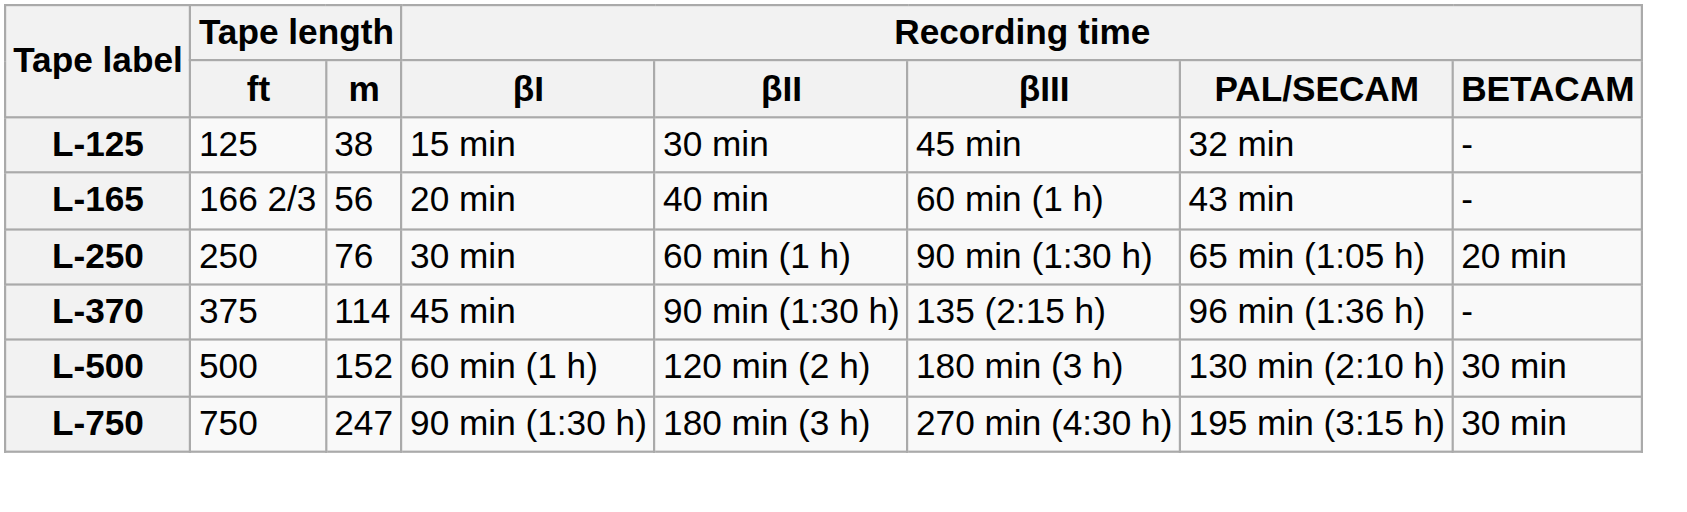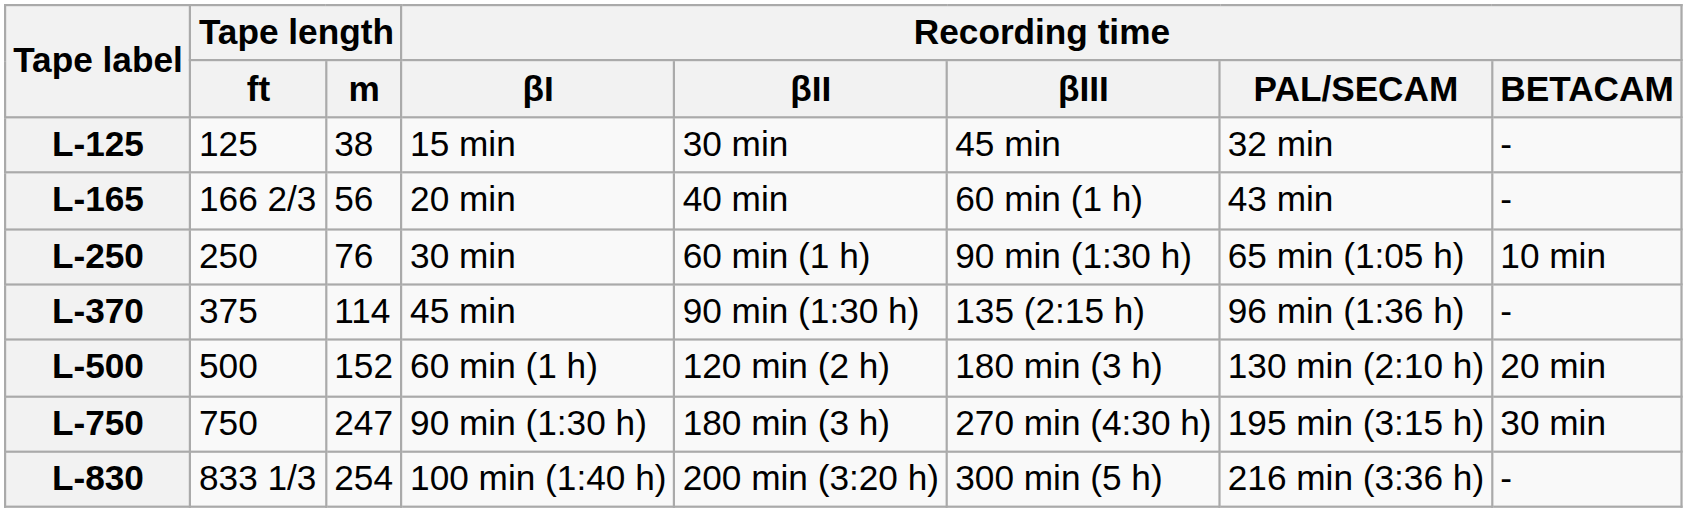(1514, 255) 20 min -> (1553, 255) 10 min
(1514, 367) 30 min -> (1553, 367) 20 min
+ row: (98, 479)
